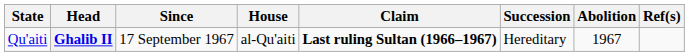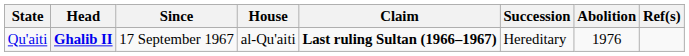(607, 39) 1967 -> (607, 39) 1976
